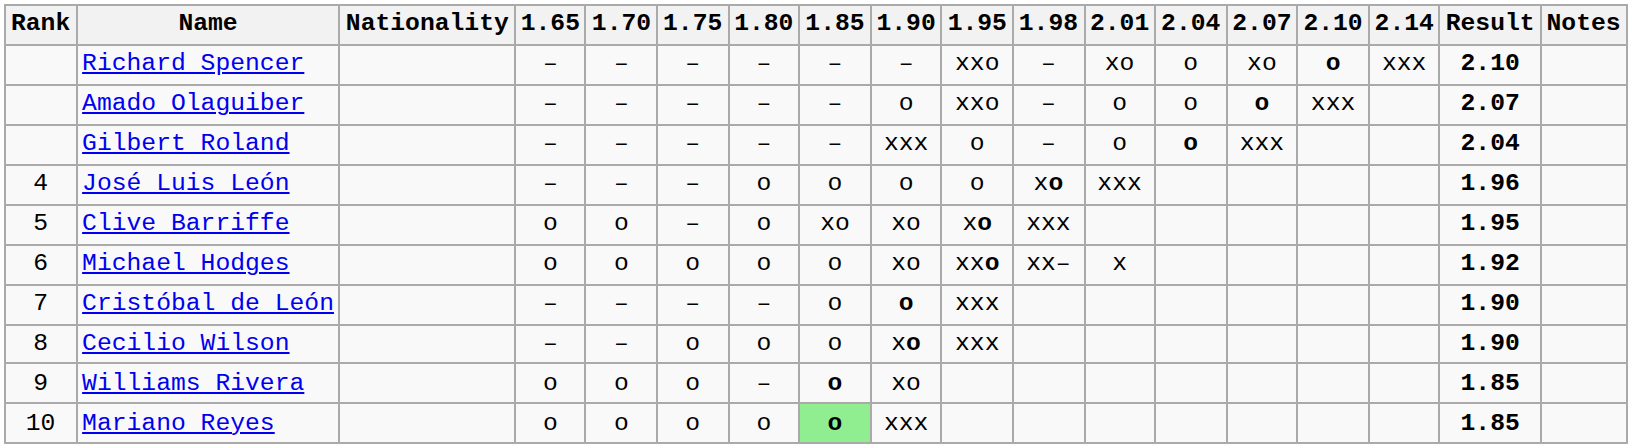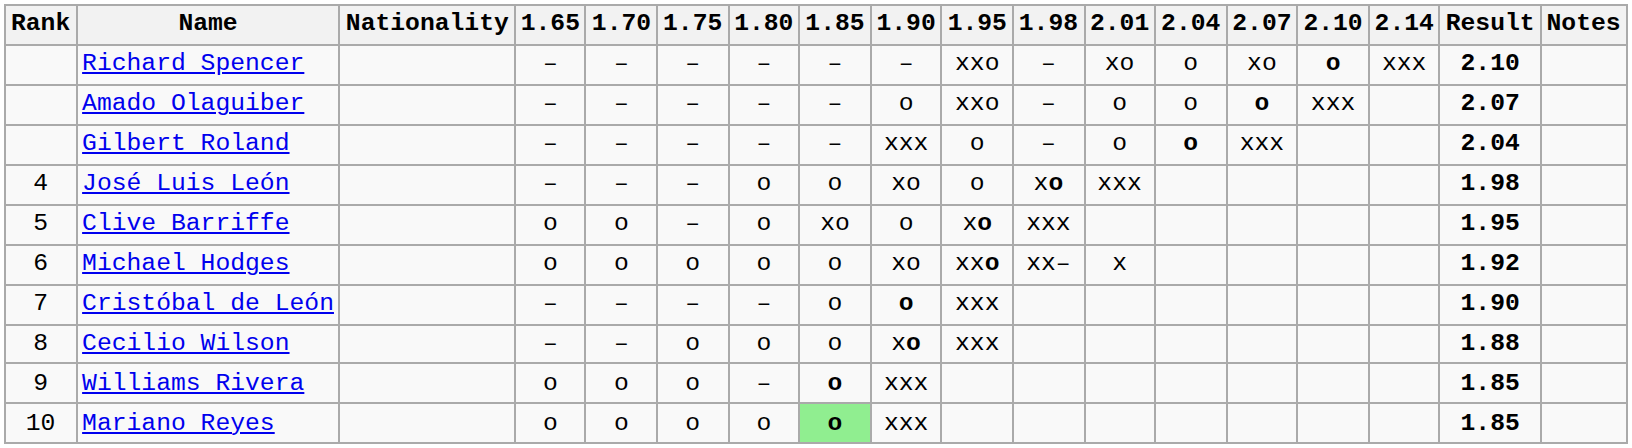(906, 185) o -> (906, 185) xo
(1490, 185) 1.96 -> (1490, 185) 1.98
(906, 225) xo -> (906, 225) o
(1490, 344) 1.90 -> (1490, 344) 1.88
(906, 384) xo -> (906, 384) xxx
